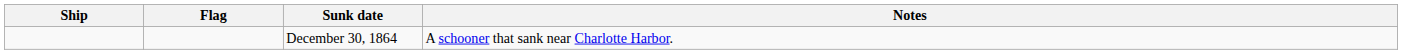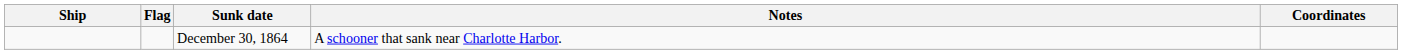+ column: (1329, 15)
